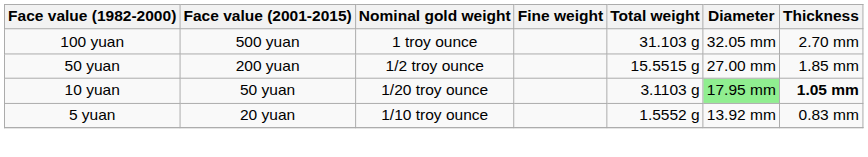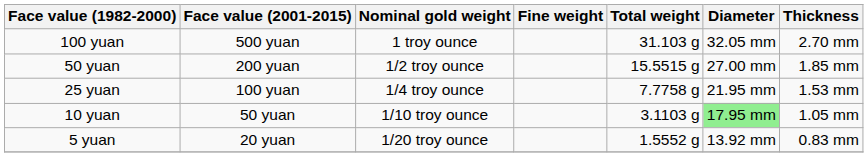+ row: (92, 90)
(435, 90) 1/20 troy ounce -> (435, 115) 1/10 troy ounce
(828, 90) bold -> (829, 115) normal
(435, 115) 1/10 troy ounce -> (435, 139) 1/20 troy ounce
